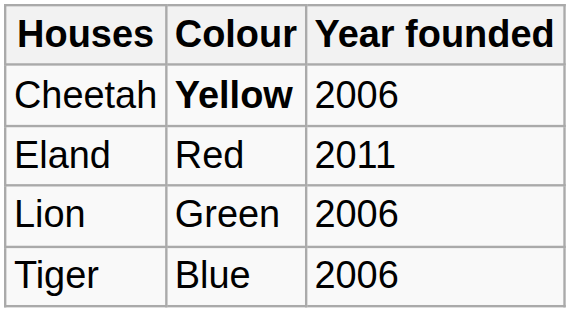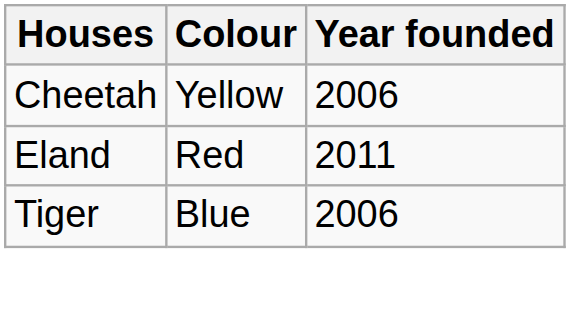(234, 94) bold -> (229, 94) normal
- row: (50, 214)
